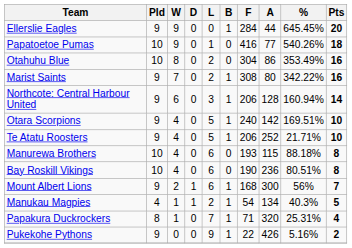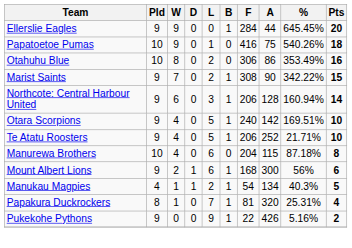(270, 45) 77 -> (270, 45) 75
(248, 61) 304 -> (248, 61) 306
(270, 77) 80 -> (270, 77) 90
(336, 77) 16 -> (336, 77) 15
(248, 154) 193 -> (248, 154) 204
(304, 154) 88.18% -> (304, 154) 87.18%
- row: (50, 170)
(336, 186) 7 -> (336, 170) 6
(248, 219) 71 -> (248, 202) 81
